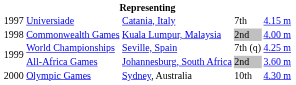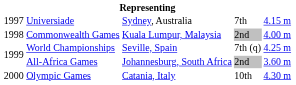(149, 21) Catania, Italy -> (157, 21) Sydney, Australia
(157, 75) Sydney, Australia -> (149, 75) Catania, Italy
